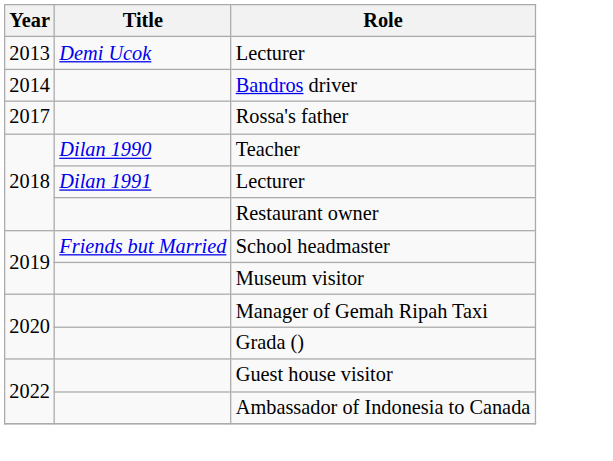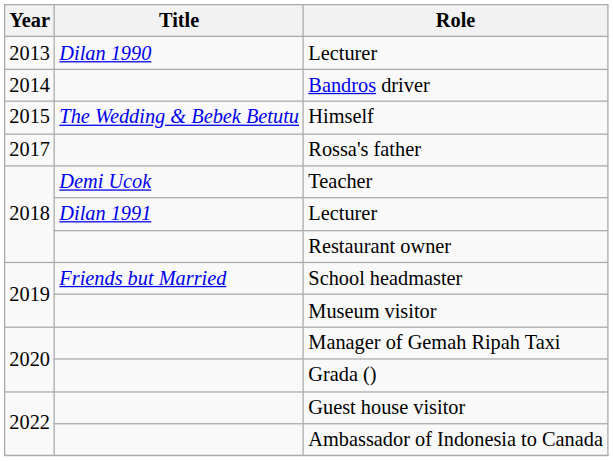(105, 52) Demi Ucok -> (105, 52) Dilan 1990
+ row: (30, 117)
(105, 149) Dilan 1990 -> (105, 181) Demi Ucok
